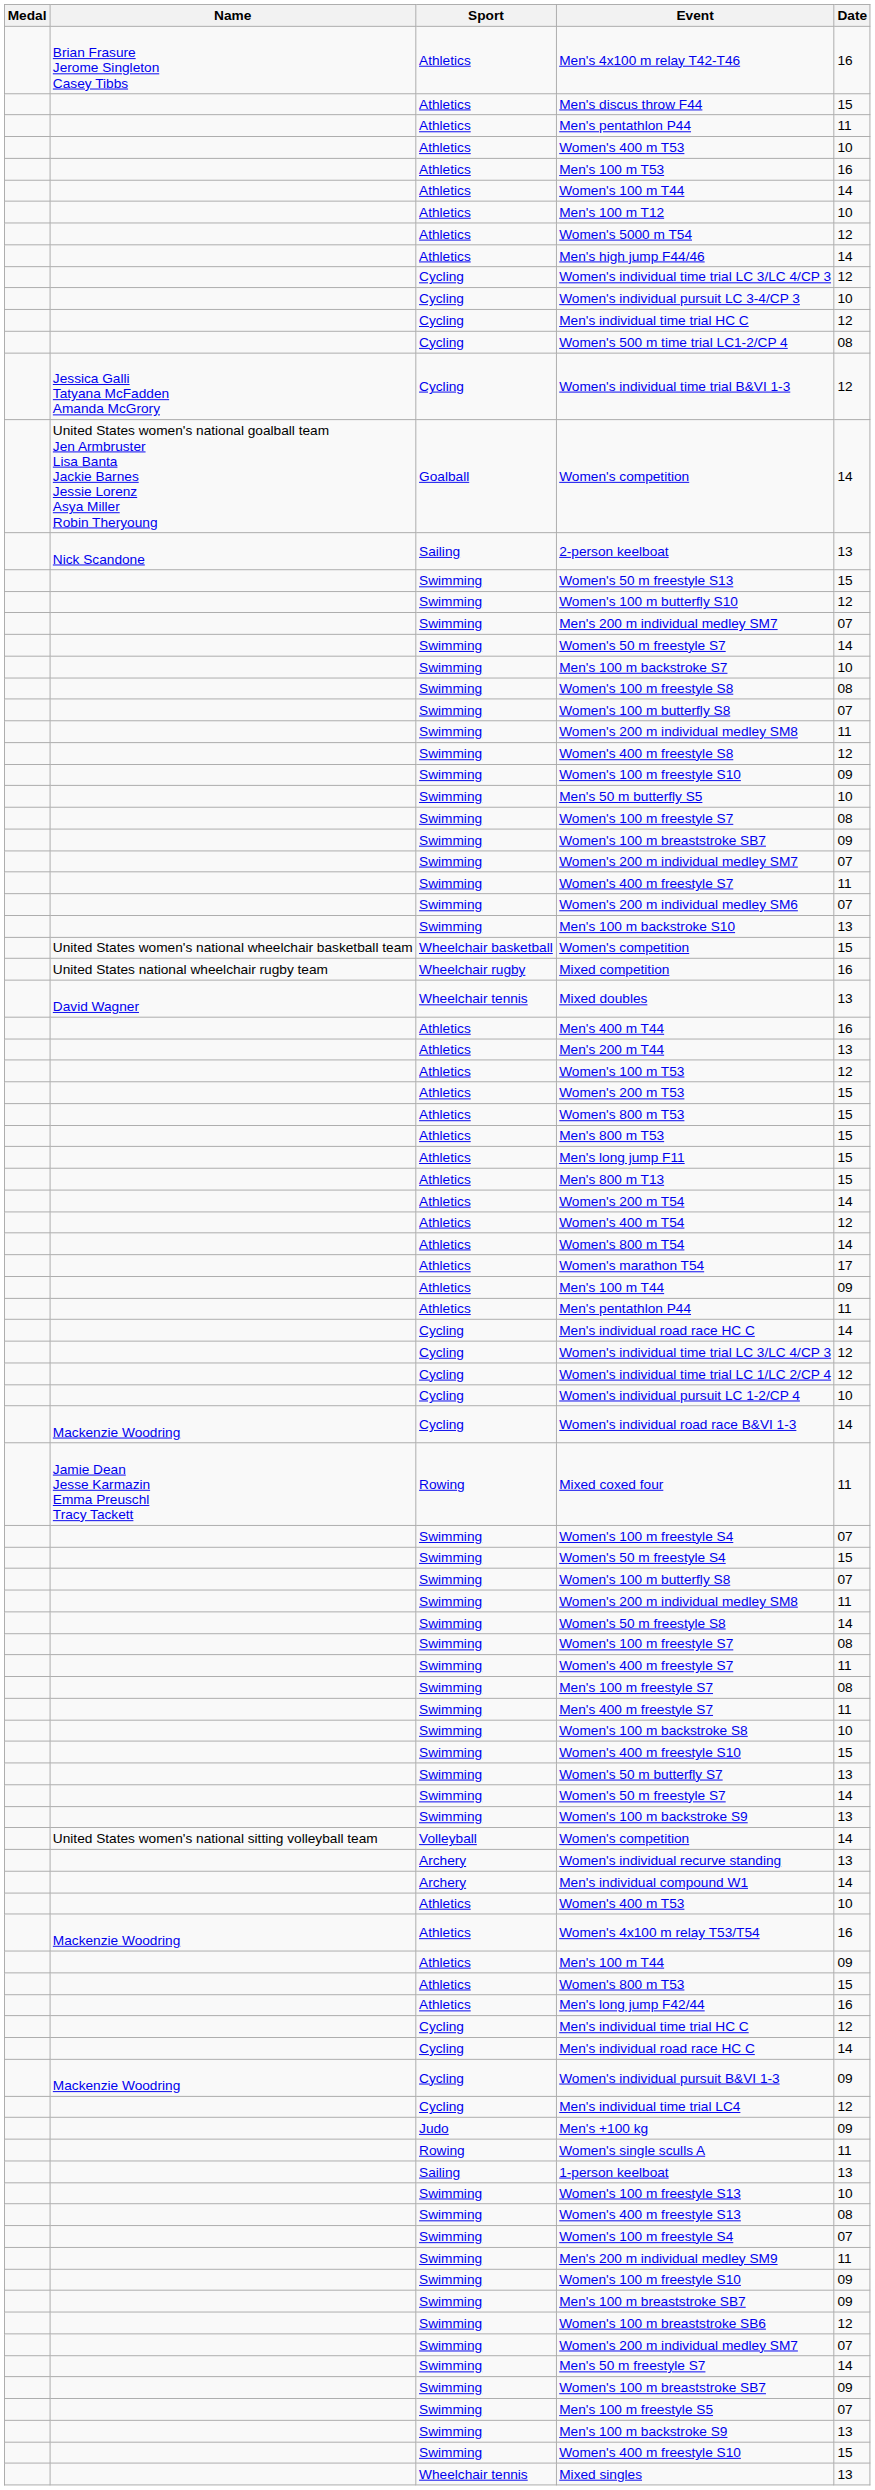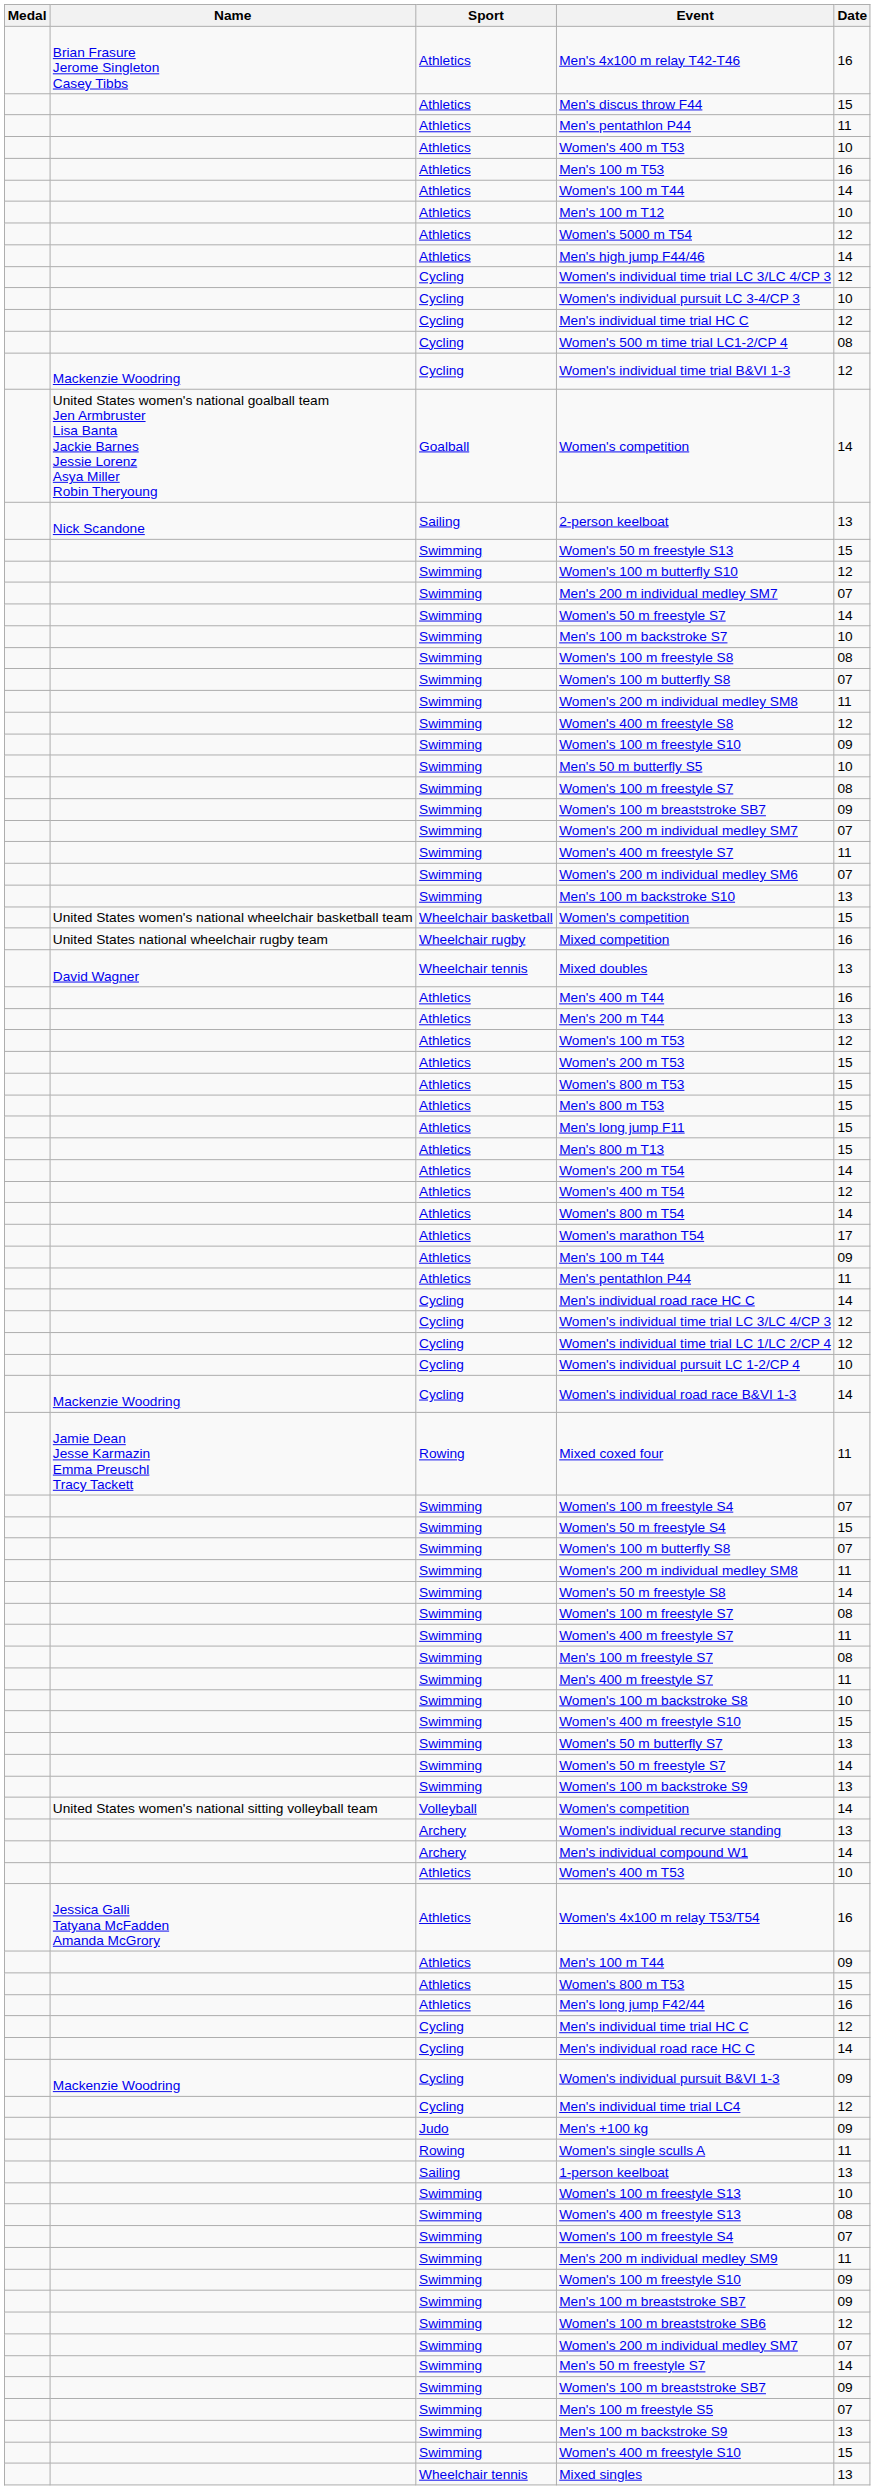(111, 394) Jessica Galli Tatyana McFadden Amanda McGrory -> (117, 379) Mackenzie Woodring
(117, 1941) Mackenzie Woodring -> (111, 1925) Jessica Galli Tatyana McFadden Amanda McGrory
